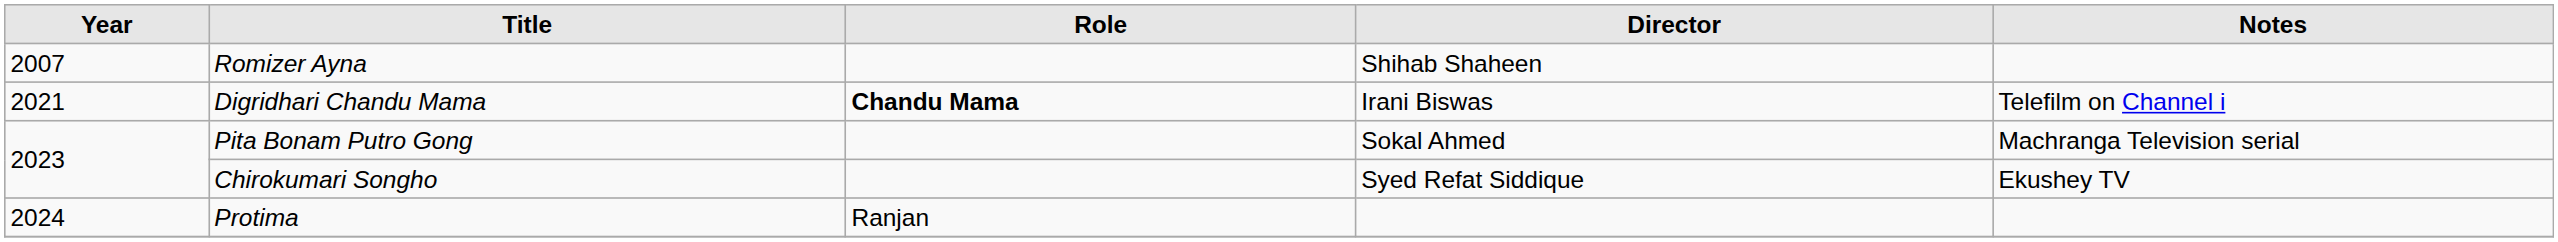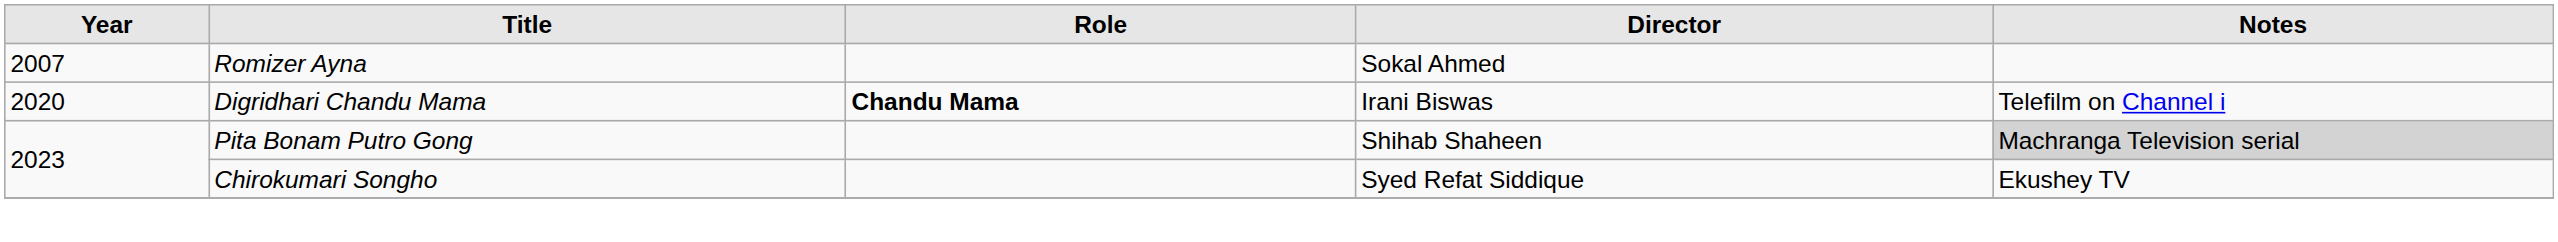(1452, 63) Shihab Shaheen -> (1433, 63) Sokal Ahmed
(38, 102) 2021 -> (38, 102) 2020
(1433, 141) Sokal Ahmed -> (1452, 141) Shihab Shaheen
(2149, 141) no background -> (2149, 141) lightgrey background
- row: (256, 218)
